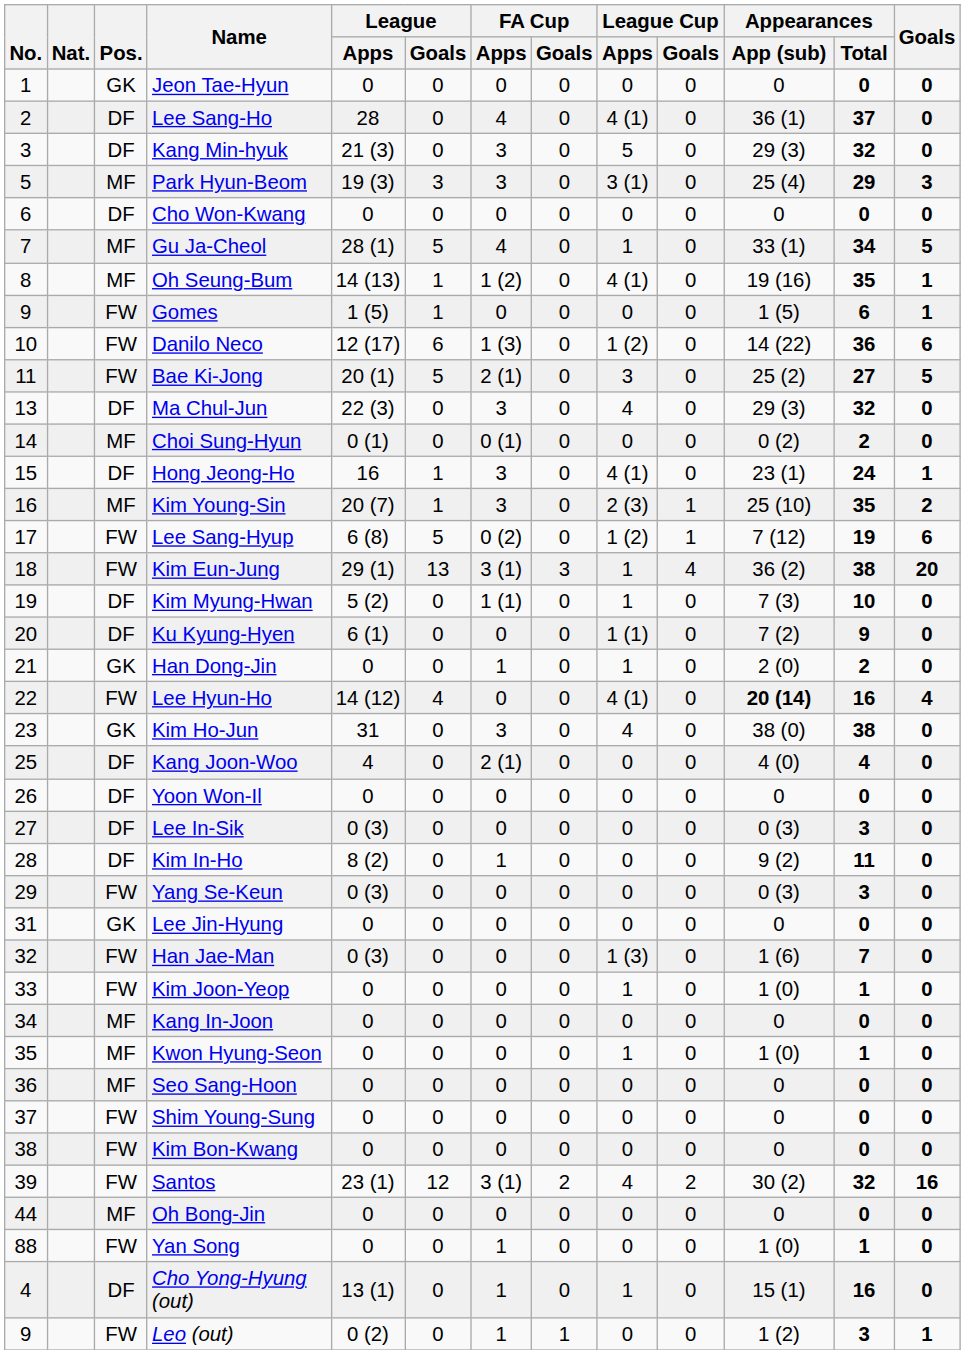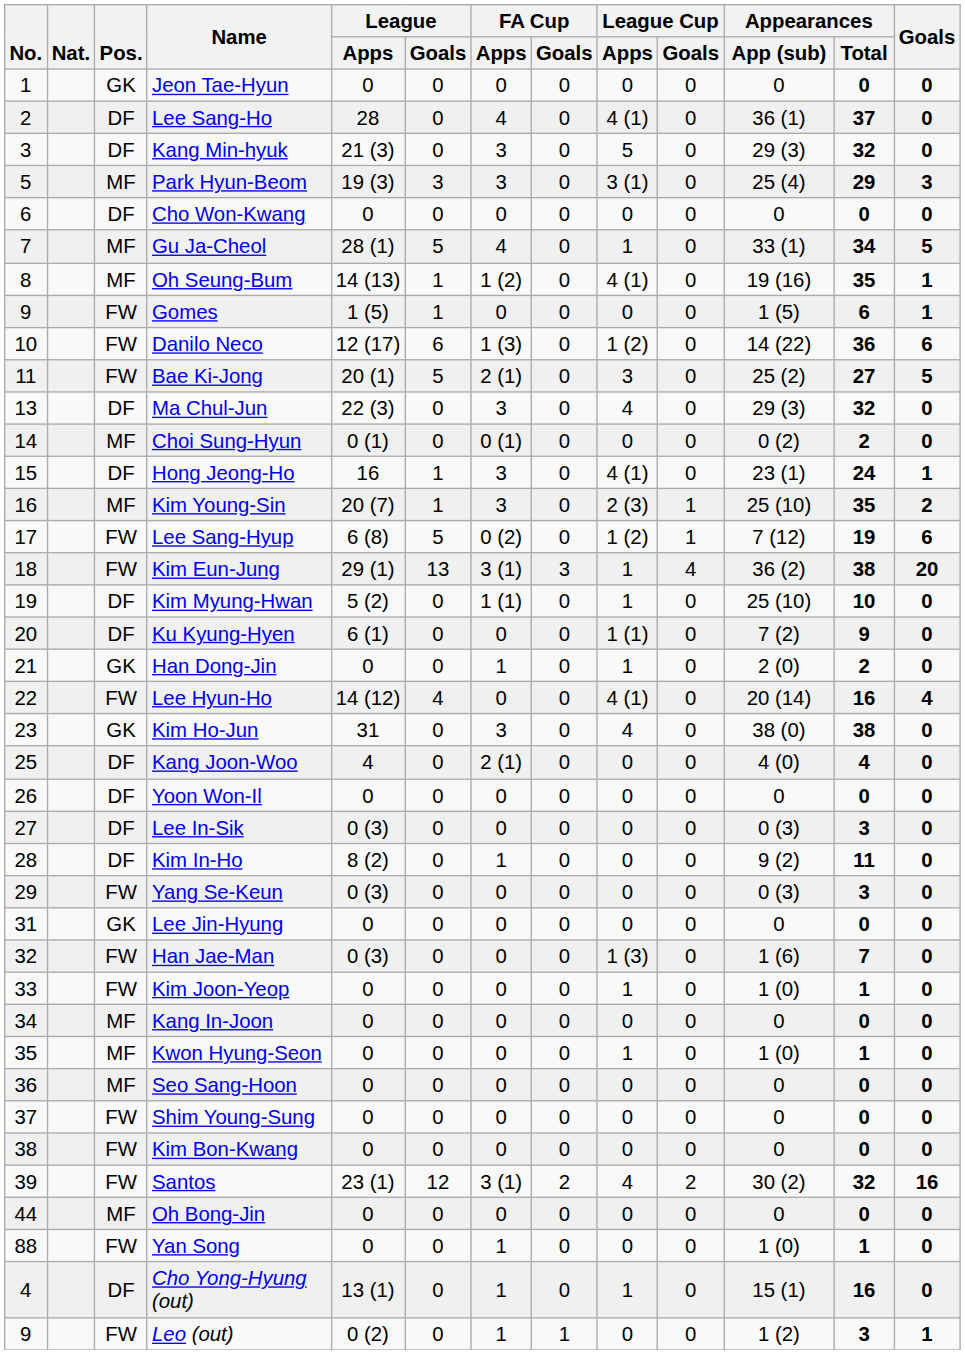(779, 601) 7 (3) -> (779, 601) 25 (10)
(779, 698) bold -> (779, 698) normal
